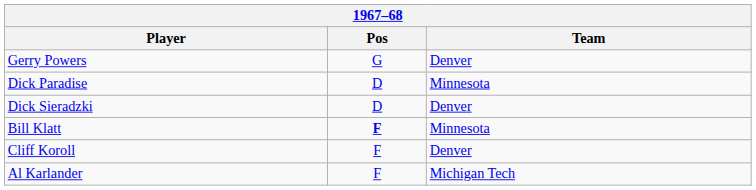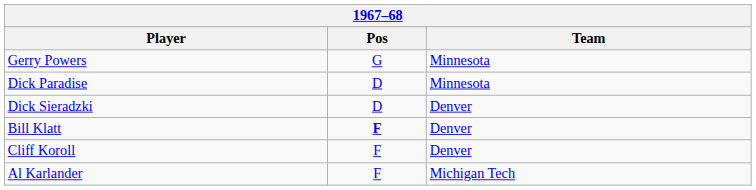(451, 60) Denver -> (460, 60) Minnesota
(460, 128) Minnesota -> (451, 128) Denver
